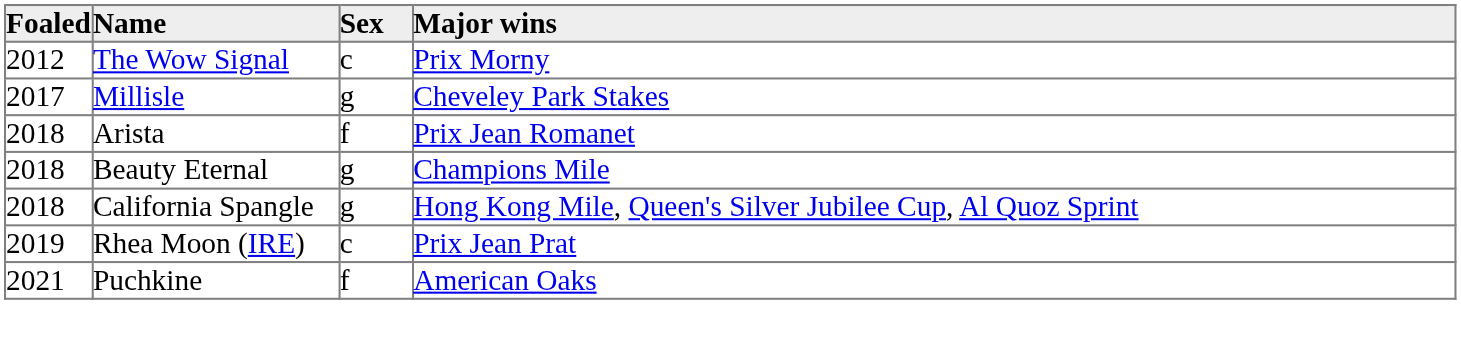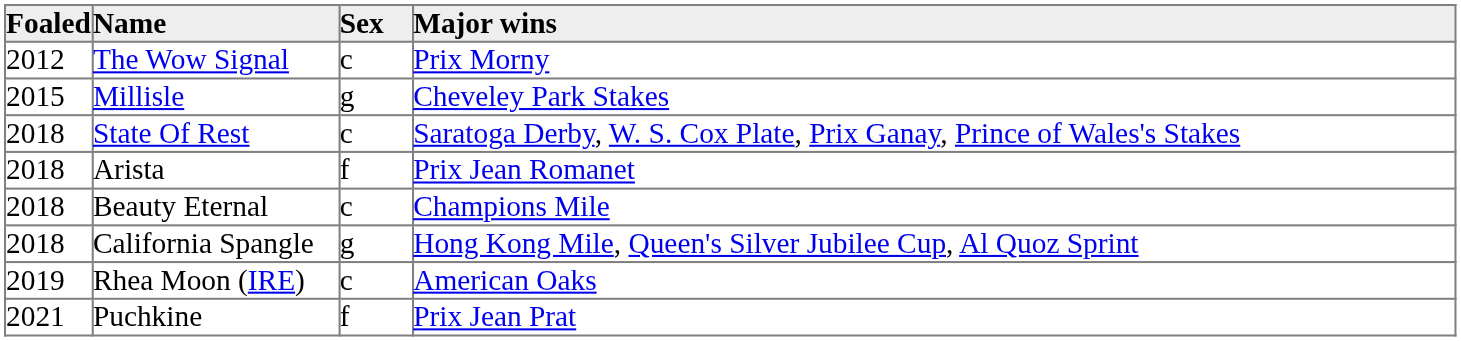(35, 96) 2017 -> (35, 96) 2015
+ row: (171, 133)
(347, 169) g -> (346, 206) c
(495, 243) Prix Jean Prat -> (505, 279) American Oaks
(505, 279) American Oaks -> (495, 316) Prix Jean Prat
